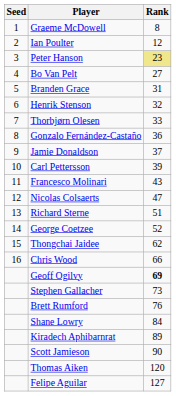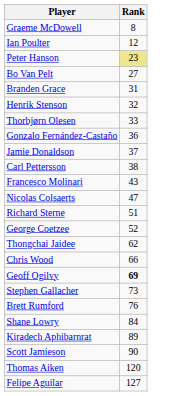- column: (16, 12)
(157, 167) 39 -> (133, 167) 38
